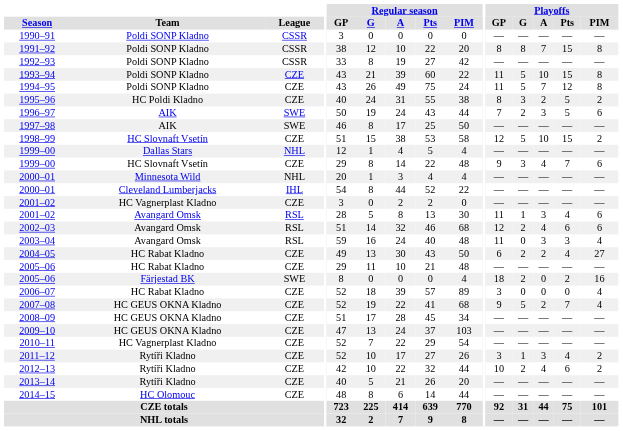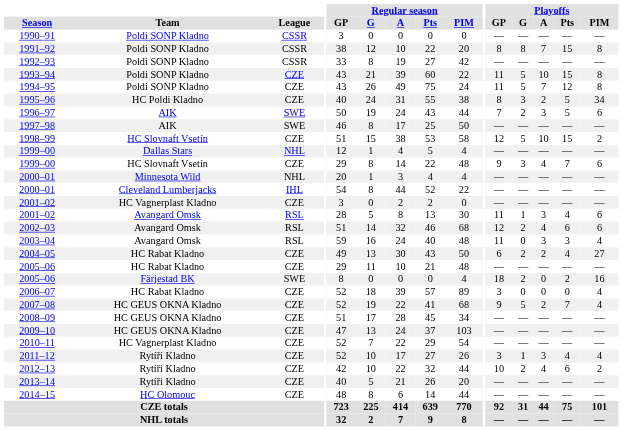(599, 100) 2 -> (599, 100) 34
(599, 356) 2 -> (599, 356) 4
